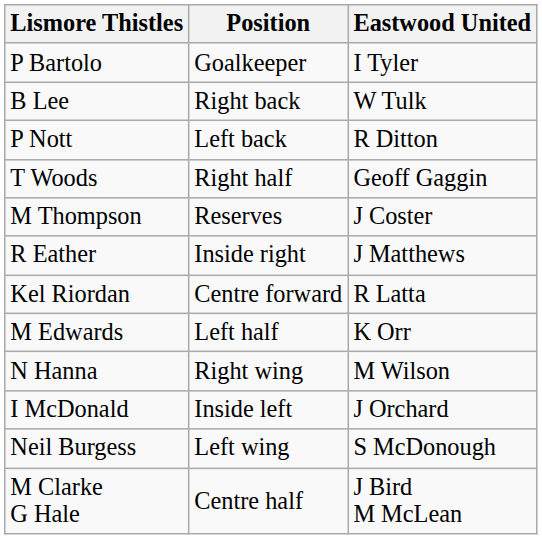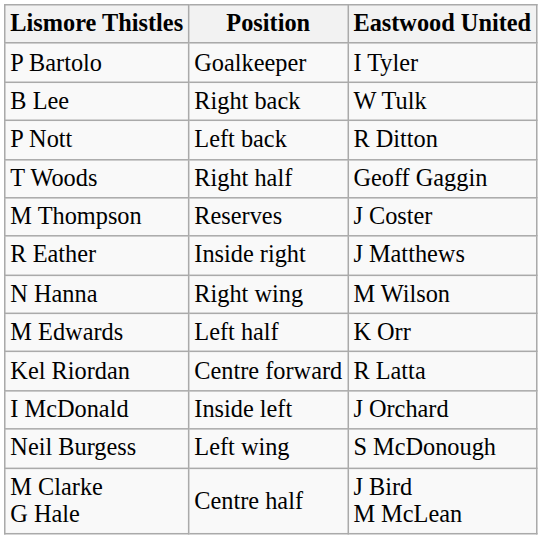rows swapped: (54, 370) <-> (70, 293)
